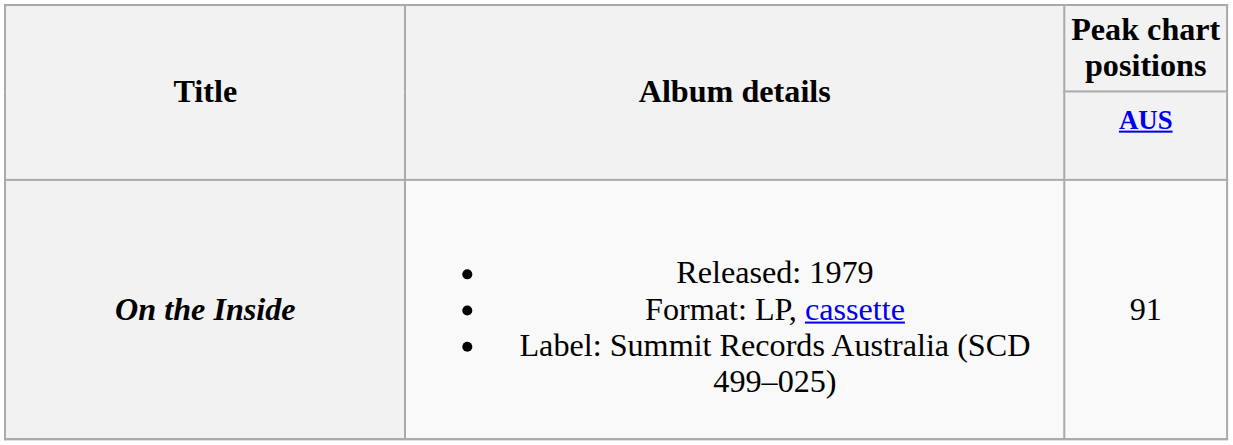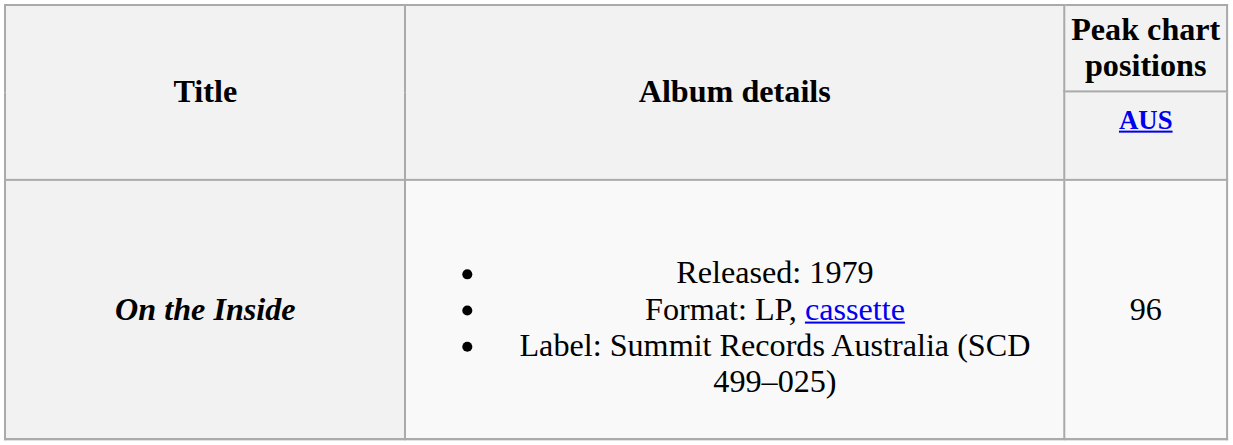(1146, 308) 91 -> (1146, 308) 96
